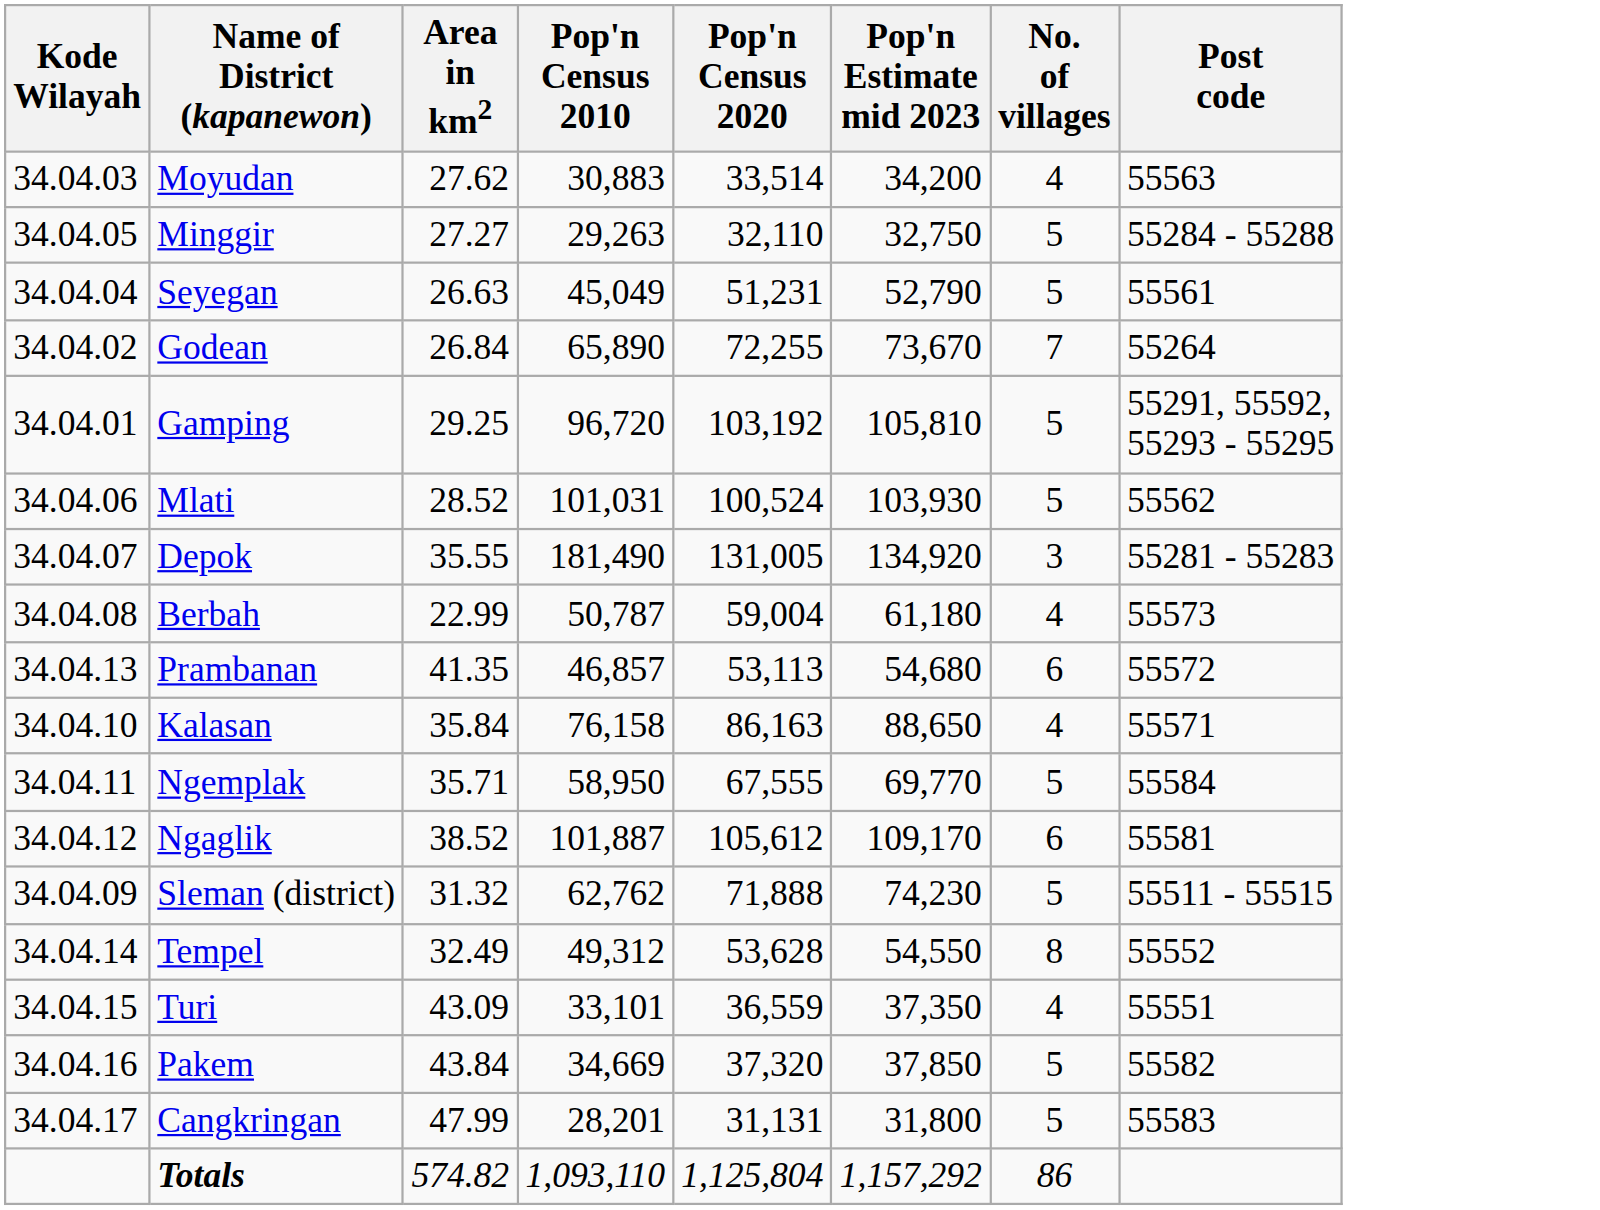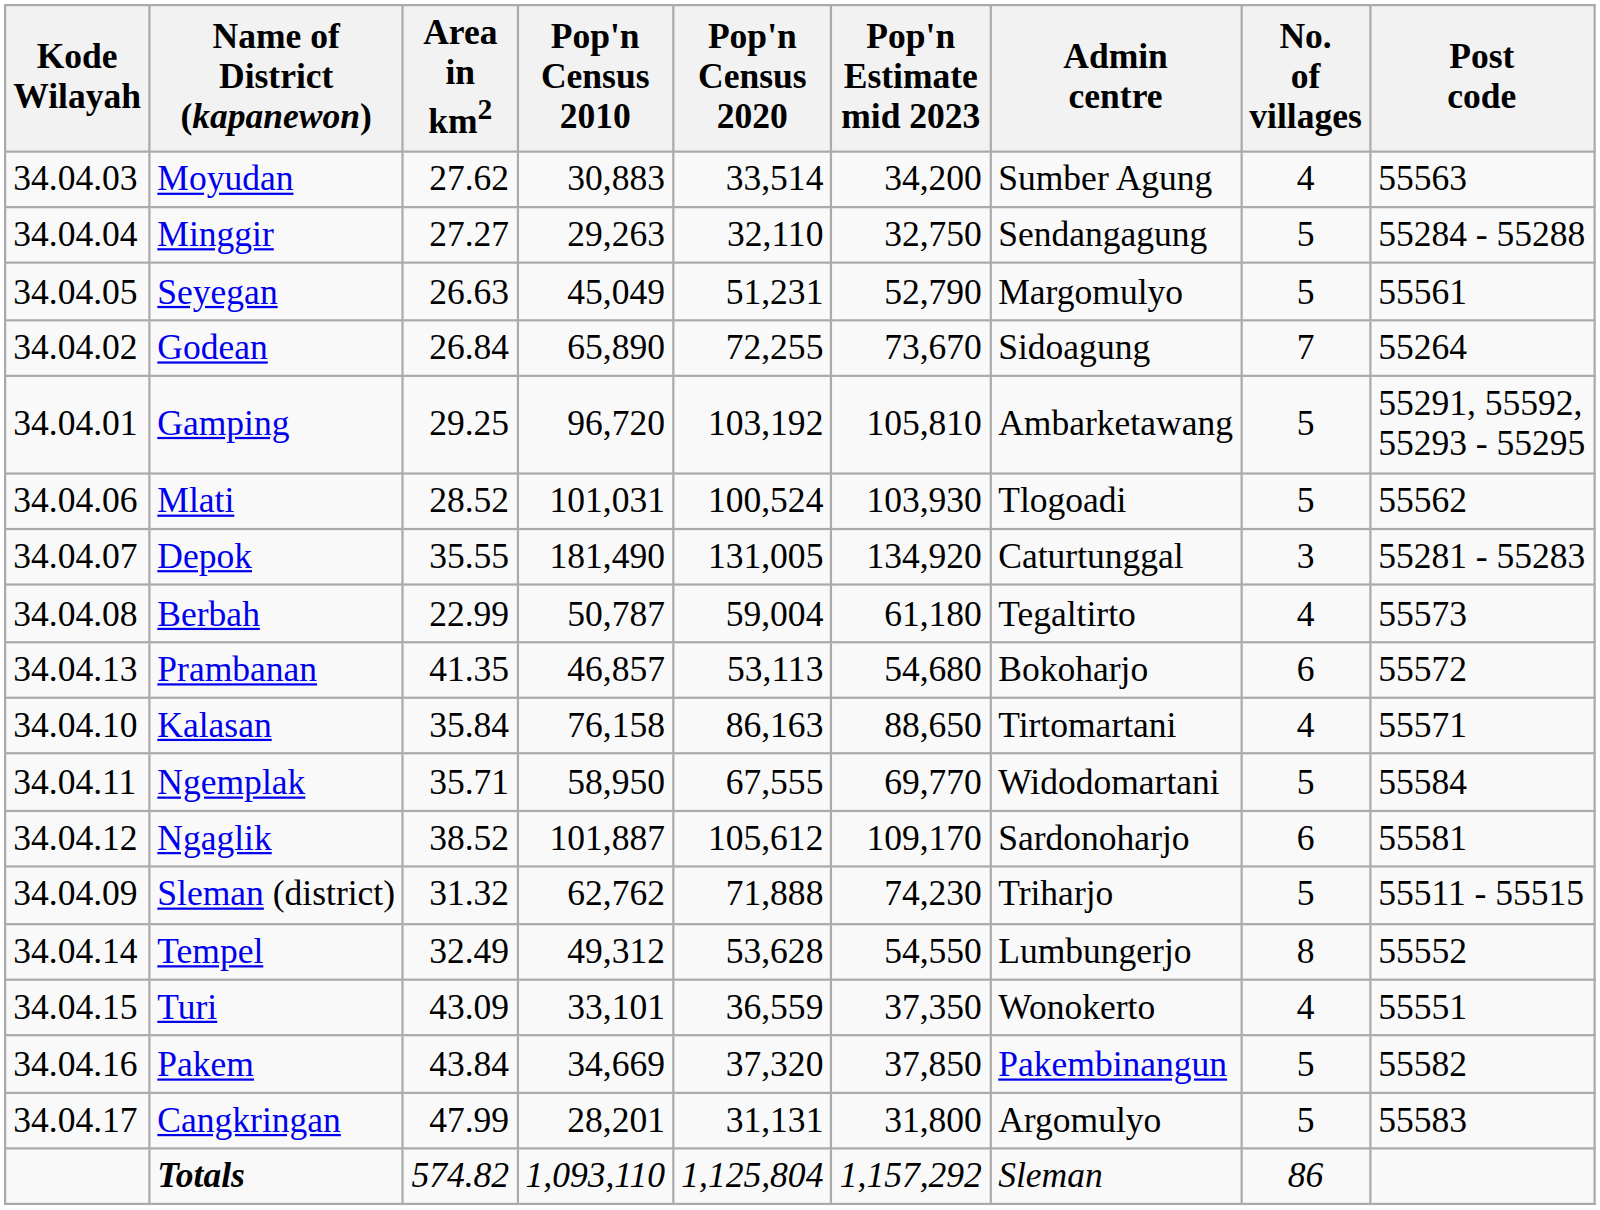+ column: (1116, 77)
(75, 234) 34.04.05 -> (75, 234) 34.04.04
(75, 291) 34.04.04 -> (75, 291) 34.04.05
